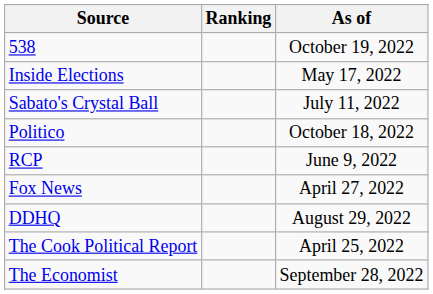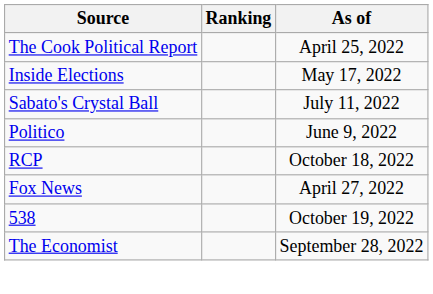rows swapped: (103, 246) <-> (22, 47)
(351, 132) October 18, 2022 -> (352, 132) June 9, 2022
(352, 160) June 9, 2022 -> (351, 160) October 18, 2022
- row: (35, 217)
